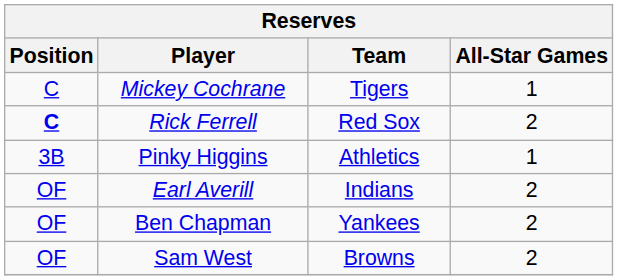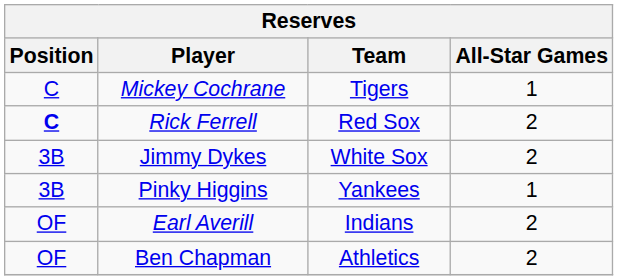+ row: (203, 156)
(379, 156) Athletics -> (379, 190) Yankees
(379, 223) Yankees -> (379, 257) Athletics
- row: (203, 257)
